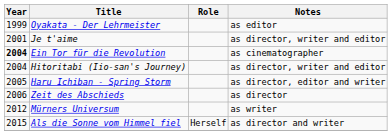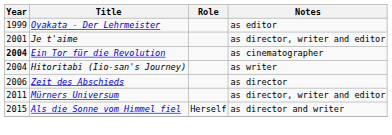(308, 67) as director, writer and editor -> (254, 67) as writer
- row: (101, 81)
(17, 109) 2012 -> (17, 95) 2011
(254, 109) as writer -> (308, 95) as director, writer and editor
